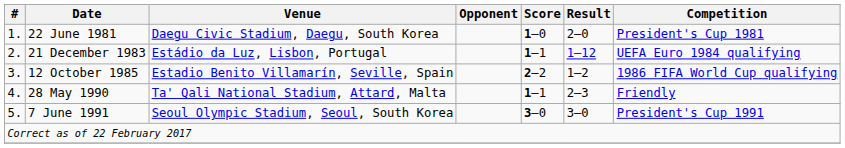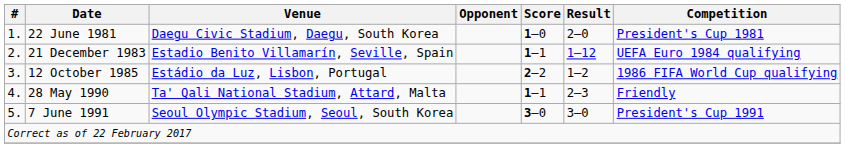(269, 54) Estádio da Luz, Lisbon, Portugal -> (302, 54) Estadio Benito Villamarín, Seville, Spain
(302, 74) Estadio Benito Villamarín, Seville, Spain -> (269, 74) Estádio da Luz, Lisbon, Portugal
